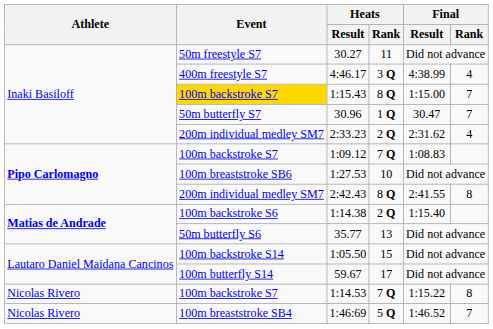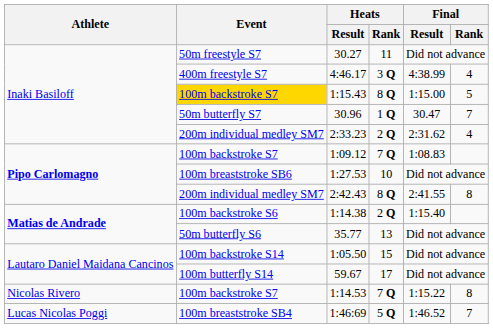(469, 94) 7 -> (469, 94) 5
(44, 314) Nicolas Rivero -> (57, 314) Lucas Nicolas Poggi
